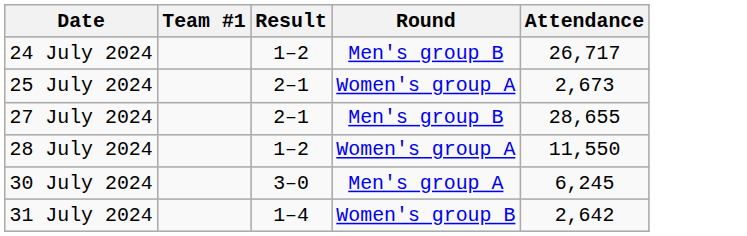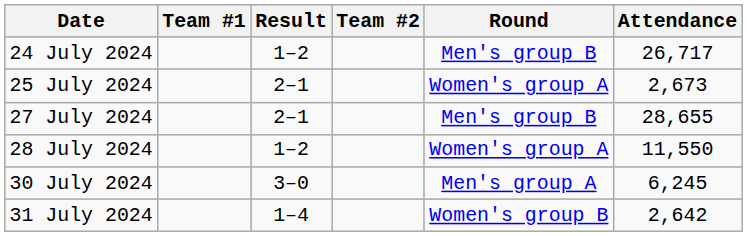+ column: (378, 21)
